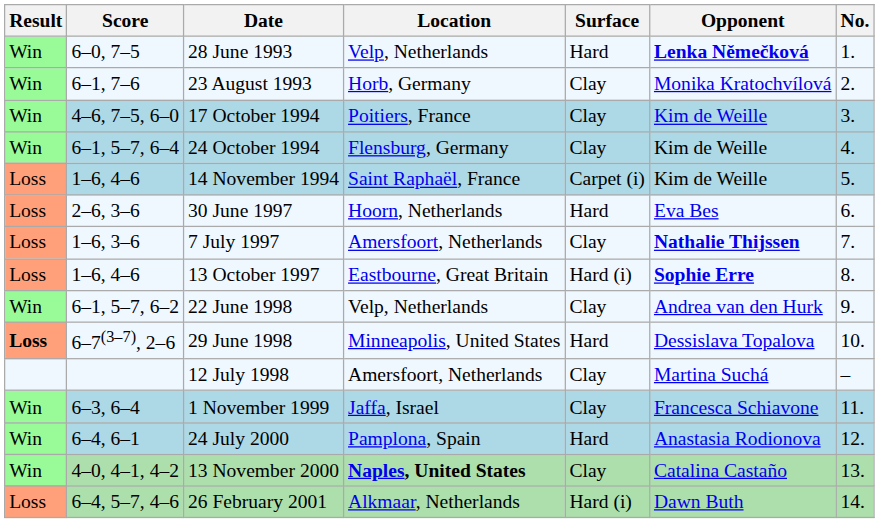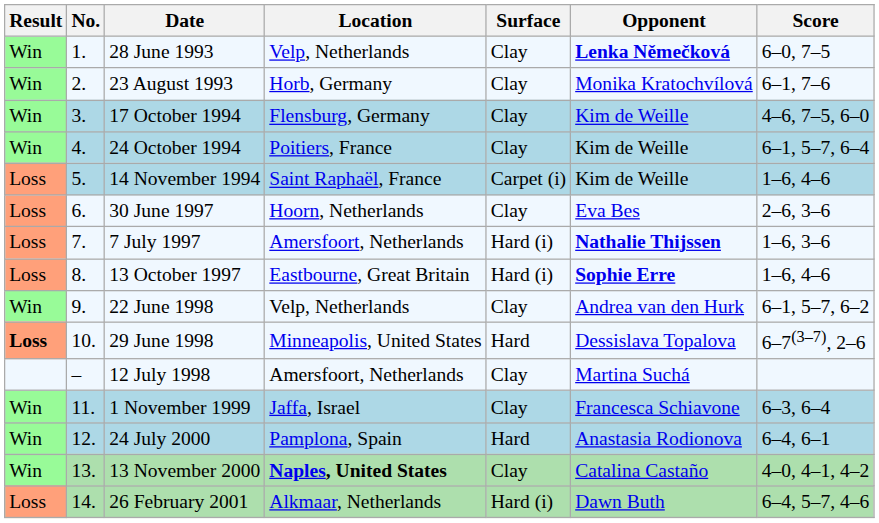columns swapped: (855, 19) <-> (125, 19)
(589, 51) Hard -> (509, 51) Clay
(409, 115) Poitiers, France -> (349, 115) Flensburg, Germany
(428, 146) Flensburg, Germany -> (331, 146) Poitiers, France
(589, 210) Hard -> (509, 210) Clay
(588, 242) Clay -> (522, 242) Hard (i)
